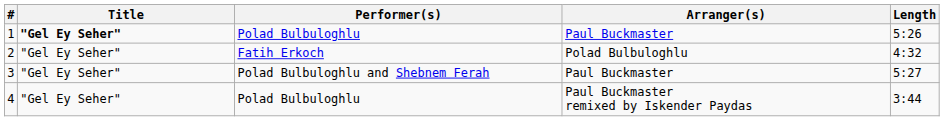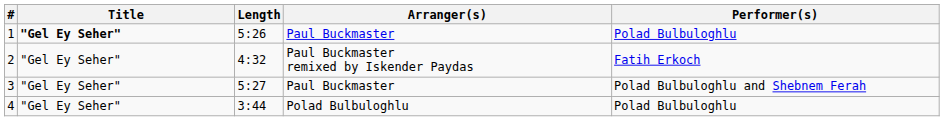columns swapped: (398, 14) <-> (914, 14)
(626, 53) Polad Bulbuloghlu -> (380, 60) Paul Buckmaster remixed by Iskender Paydas
(659, 99) Paul Buckmaster remixed by Iskender Paydas -> (348, 106) Polad Bulbuloghlu
